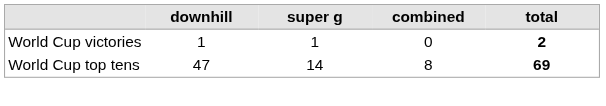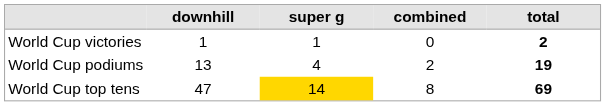+ row: (76, 65)
(315, 65) no background -> (317, 89) gold background
